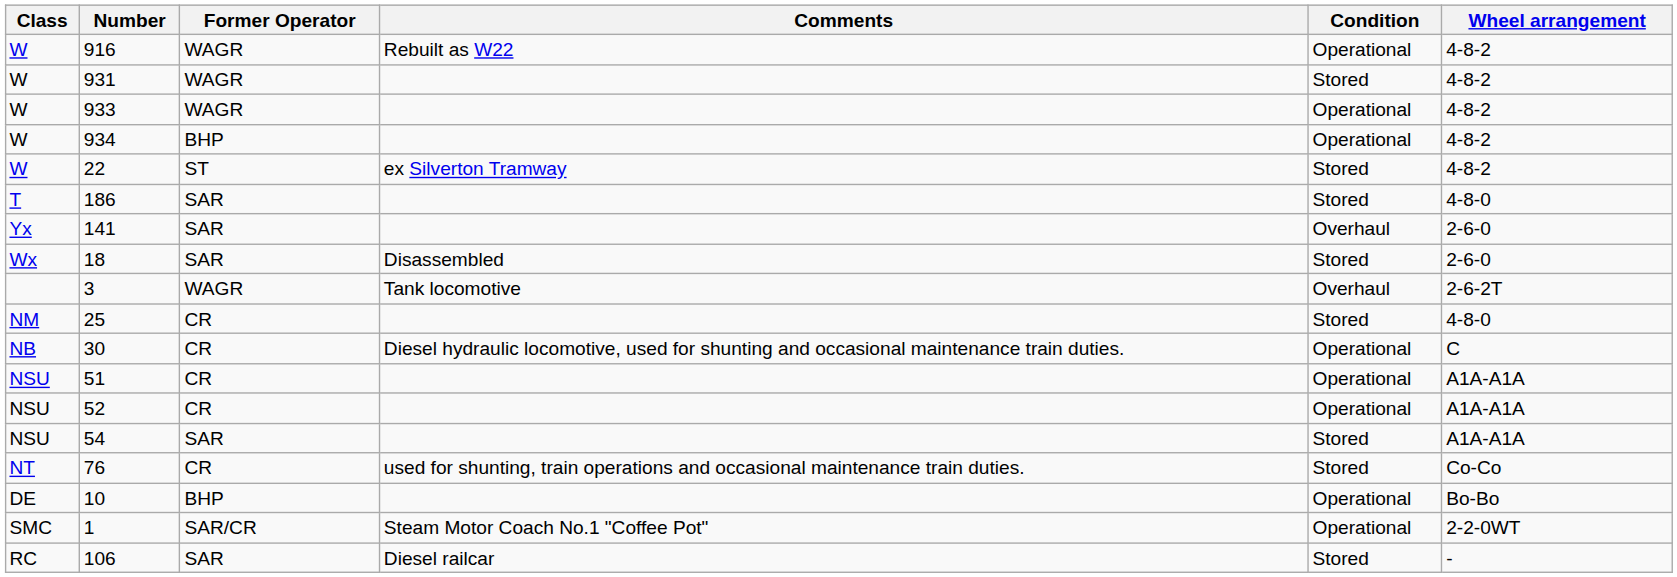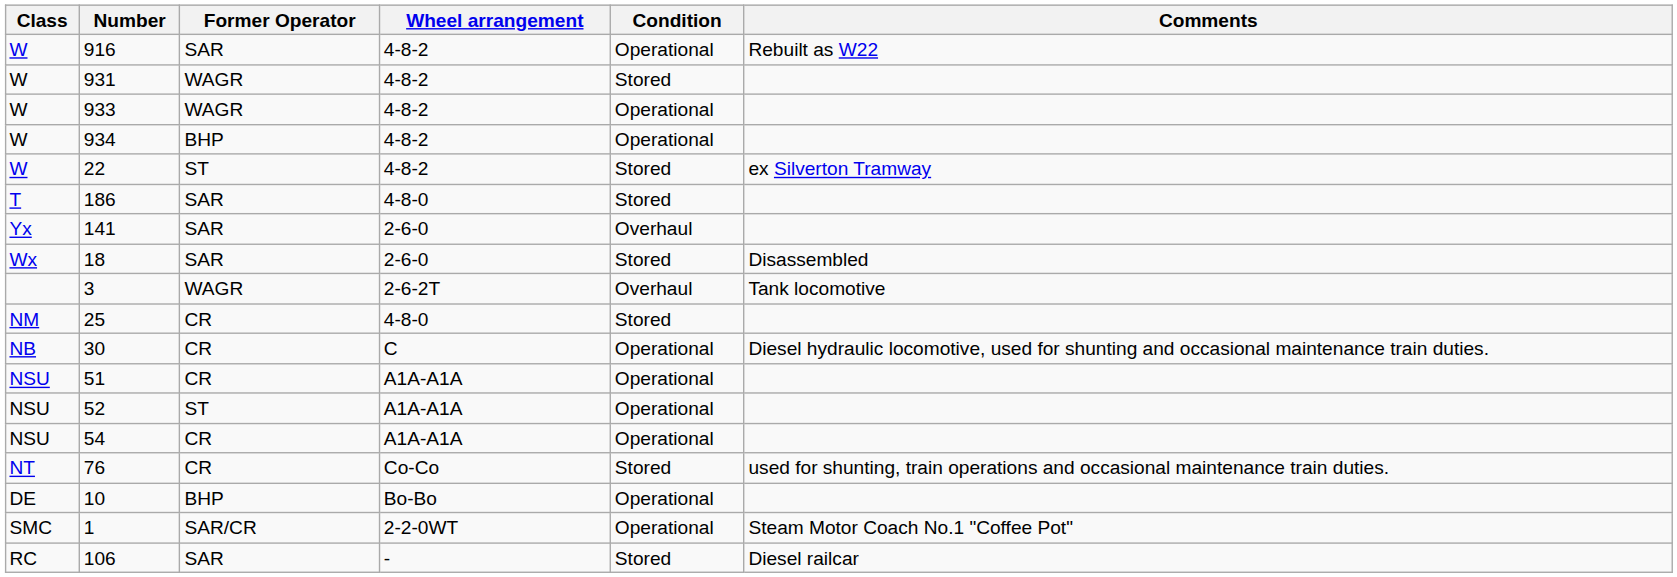columns swapped: (1557, 20) <-> (844, 20)
(214, 50) WAGR -> (204, 50) SAR
(198, 408) CR -> (197, 408) ST
(204, 438) SAR -> (198, 438) CR
(1341, 438) Stored -> (664, 438) Operational
